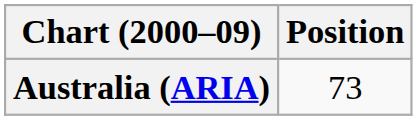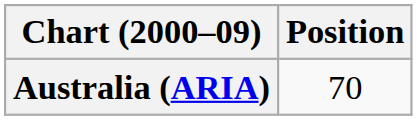(345, 86) 73 -> (345, 86) 70
